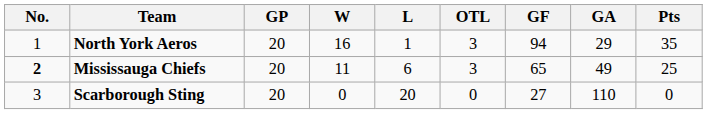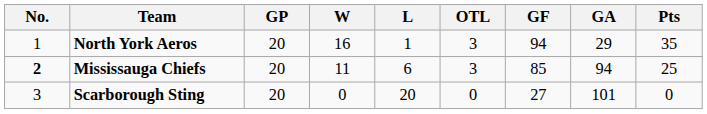(538, 69) 65 -> (538, 69) 85
(604, 69) 49 -> (604, 69) 94
(604, 95) 110 -> (604, 95) 101
